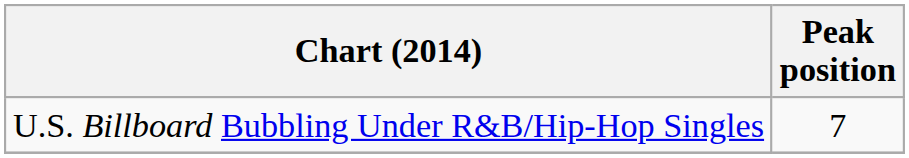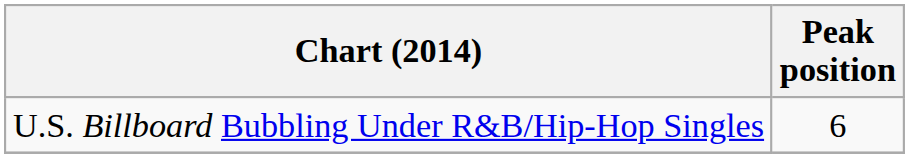(838, 124) 7 -> (838, 124) 6
